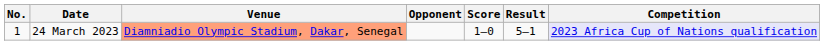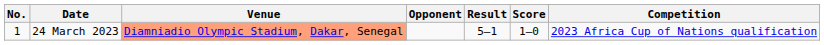columns swapped: (484, 13) <-> (526, 13)
(684, 31) lavender background -> (684, 31) no background
